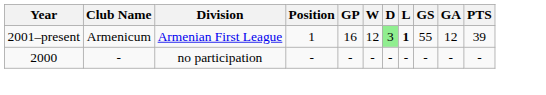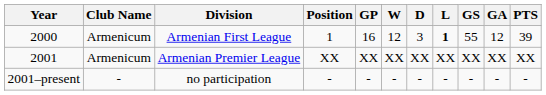(44, 36) 2001–present -> (44, 36) 2000
(390, 36) lightgreen background -> (420, 36) no background
+ row: (229, 57)
(44, 57) 2000 -> (44, 79) 2001–present
